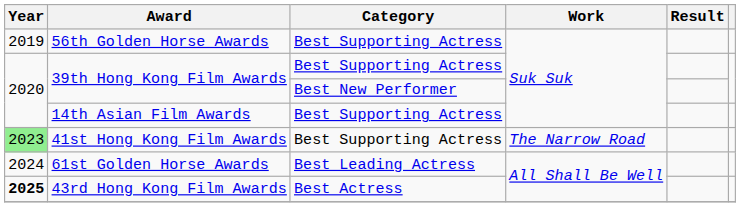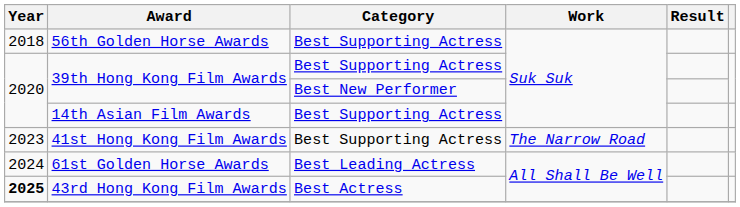(26, 41) 2019 -> (26, 41) 2018
(26, 140) lightgreen background -> (26, 140) no background
